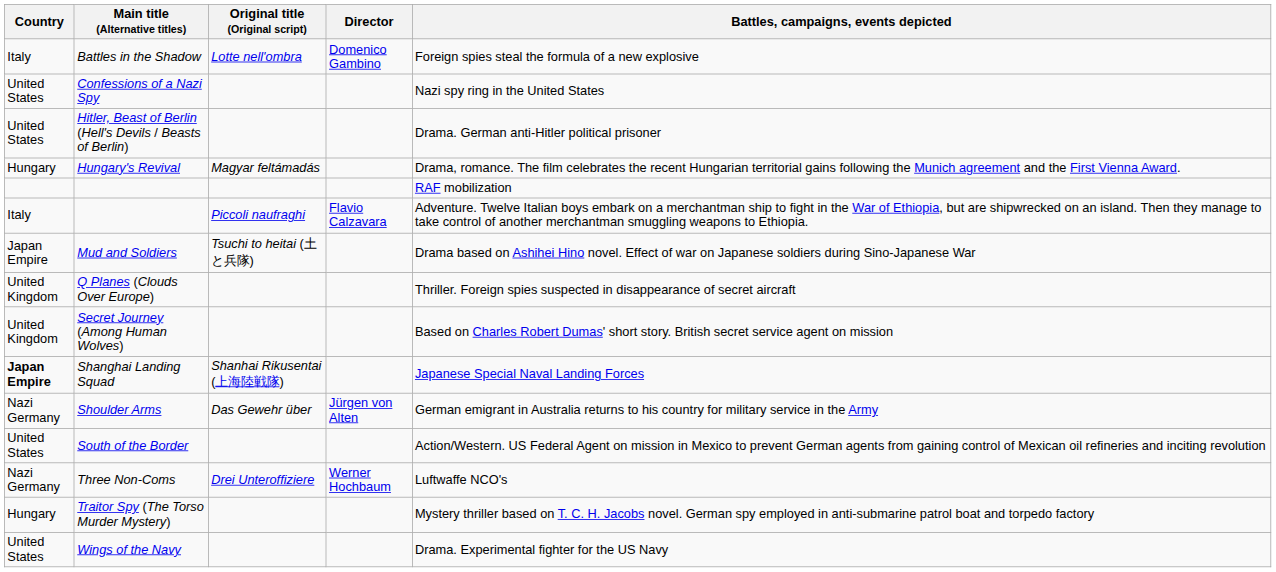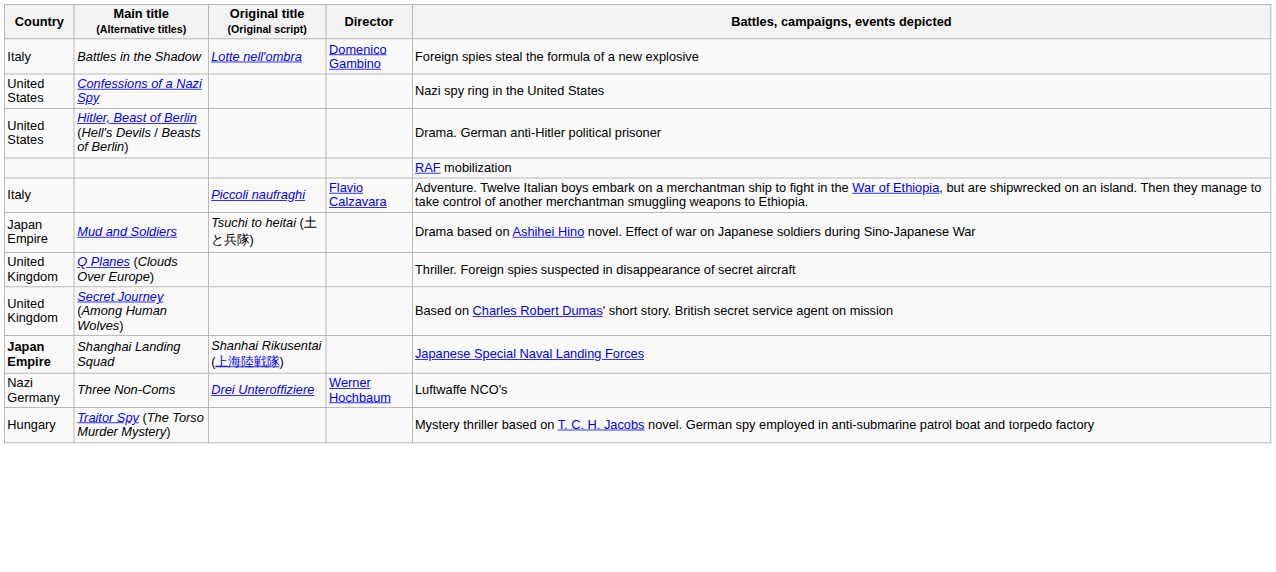- row: (129, 167)
- row: (119, 410)
- row: (133, 445)
- row: (129, 549)
